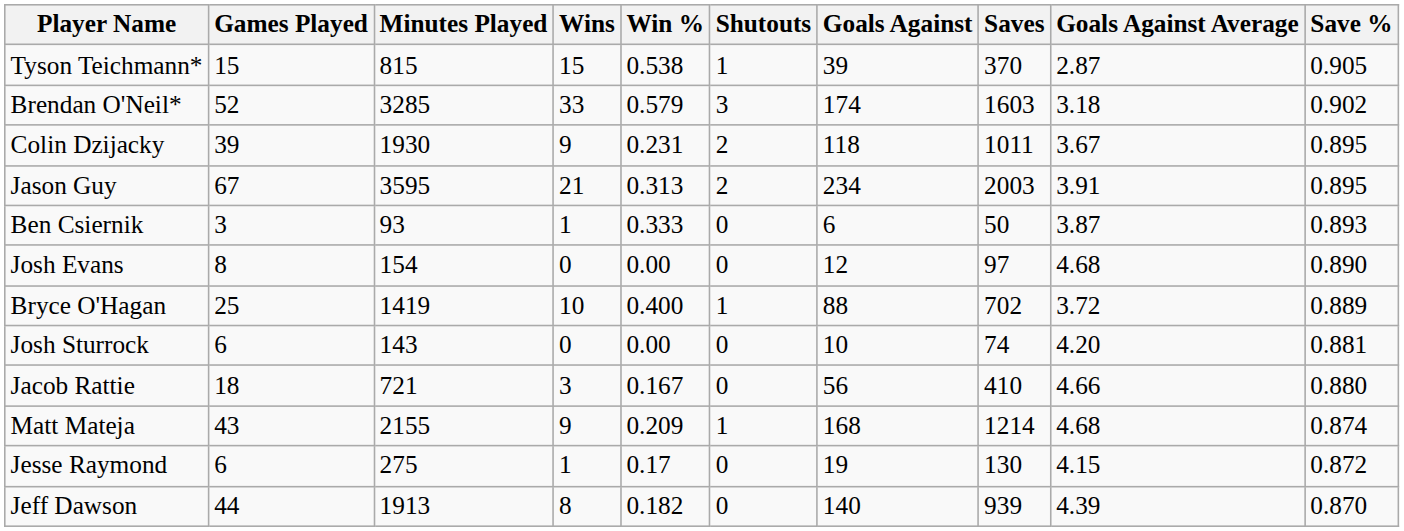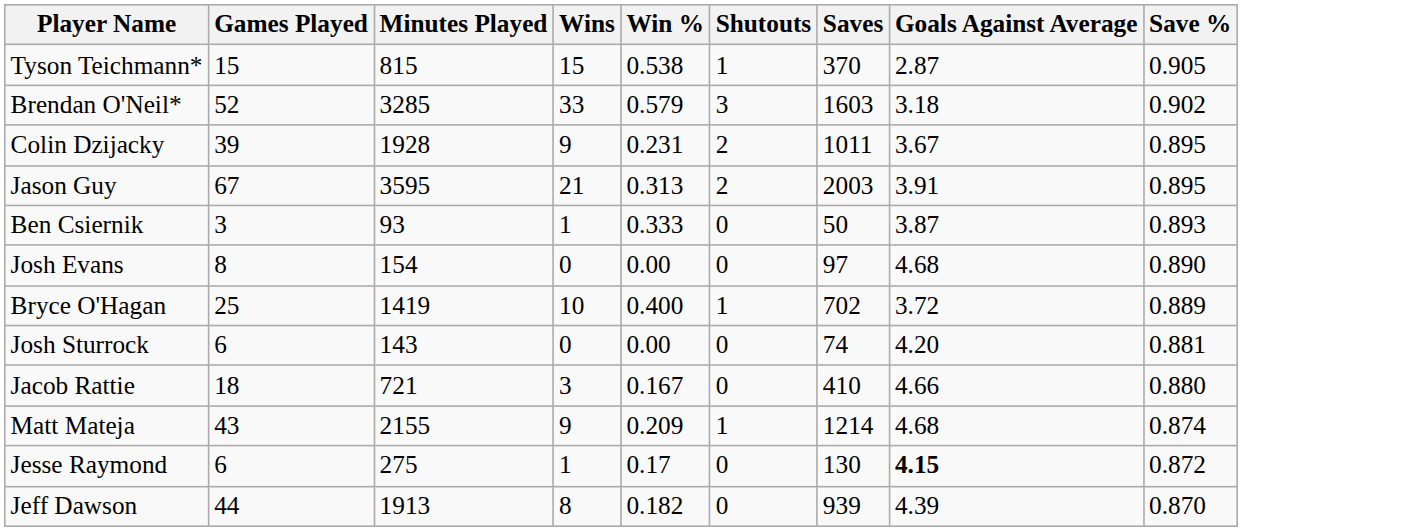- column: (898, 24)
(405, 144) 1930 -> (405, 144) 1928
(1078, 465) normal -> (917, 465) bold
